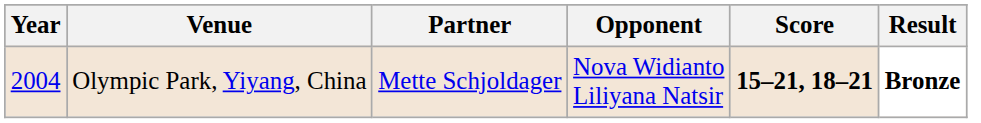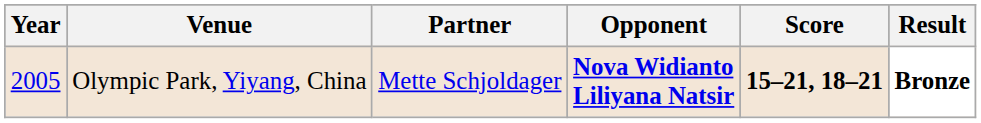(36, 81) 2004 -> (36, 81) 2005
(649, 81) normal -> (654, 81) bold
